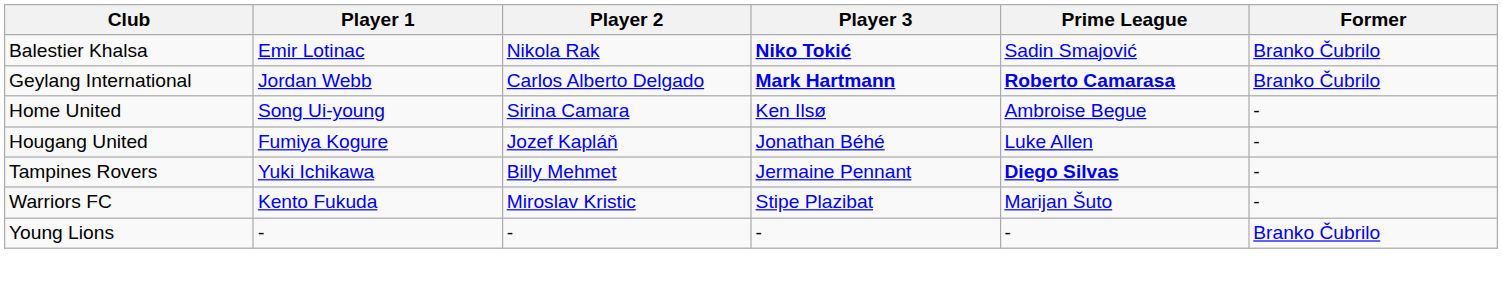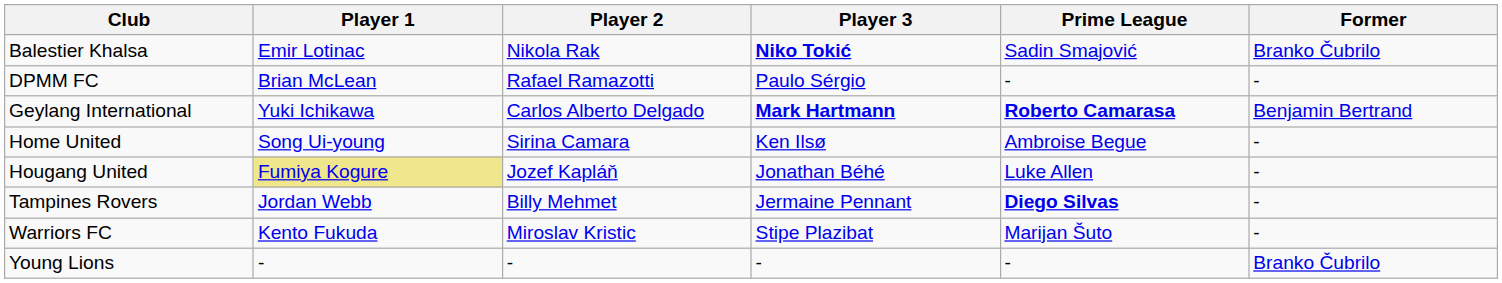+ row: (54, 80)
(315, 80) Jordan Webb -> (316, 111) Yuki Ichikawa
(1317, 80) Branko Čubrilo -> (1333, 111) Benjamin Bertrand
(323, 141) no background -> (323, 171) khaki background
(316, 171) Yuki Ichikawa -> (315, 202) Jordan Webb
